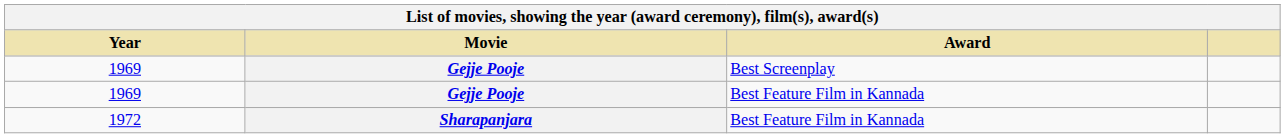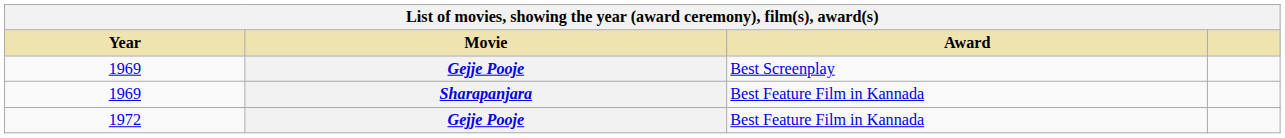(486, 94) Gejje Pooje -> (486, 94) Sharapanjara
(486, 119) Sharapanjara -> (486, 119) Gejje Pooje
